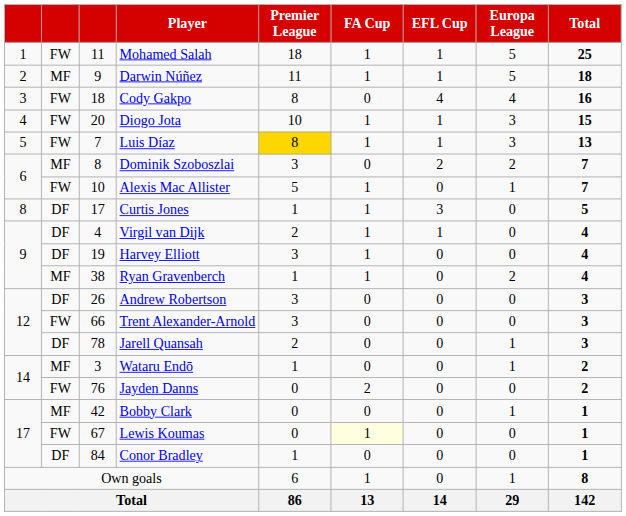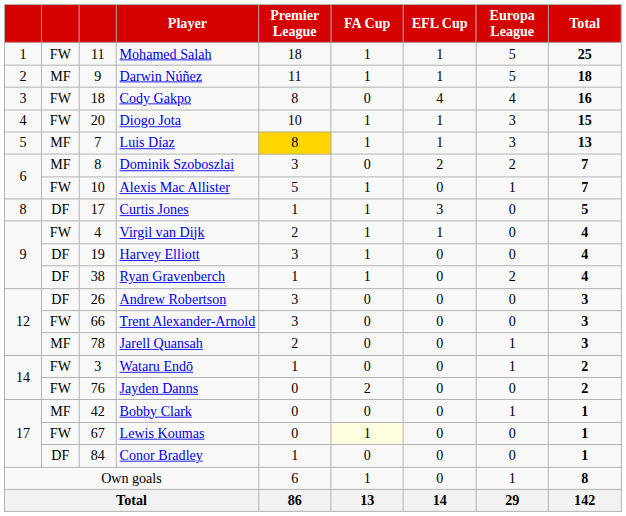(60, 143) FW -> (60, 143) MF
(60, 232) DF -> (60, 232) FW
(60, 277) MF -> (60, 277) DF
(60, 344) DF -> (60, 344) MF
(60, 366) MF -> (60, 366) FW
